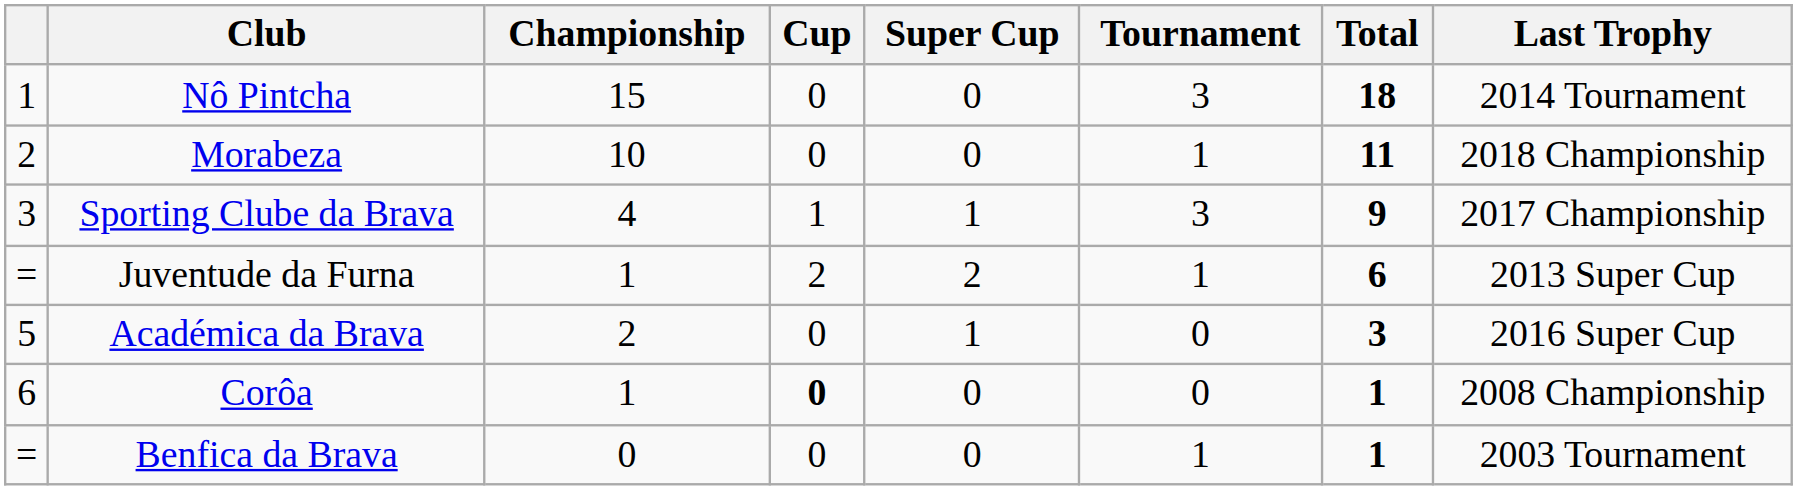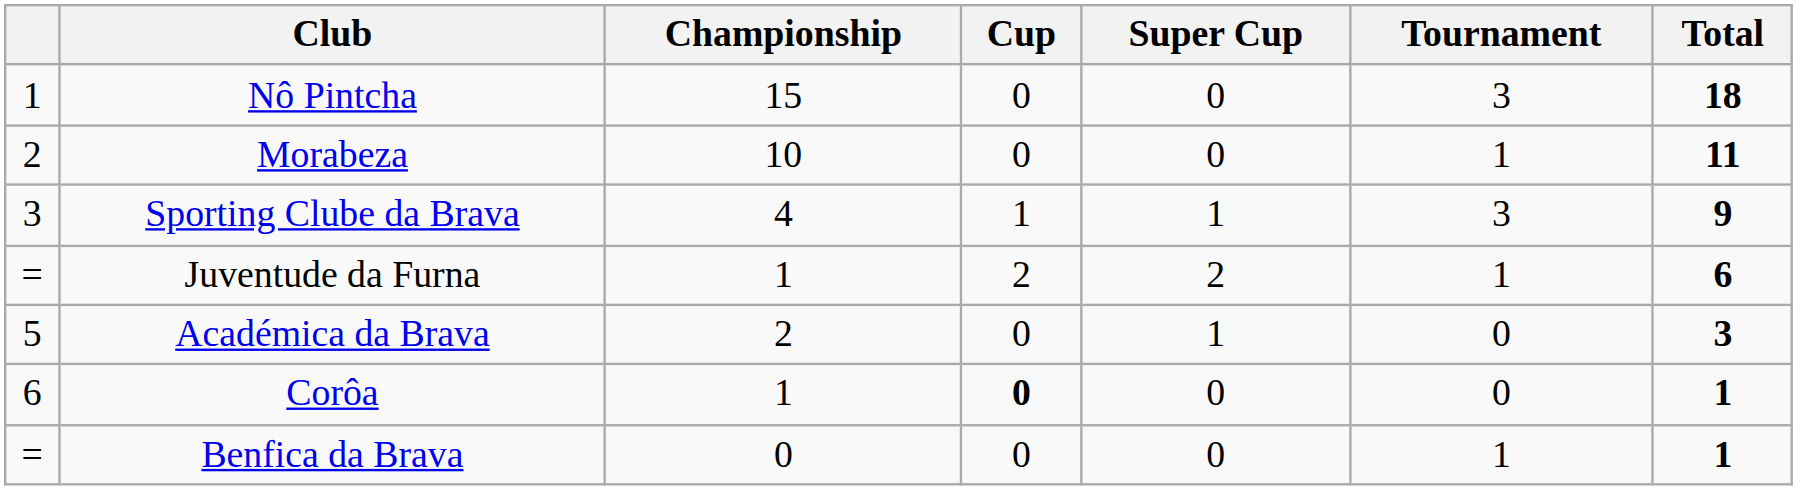- column: (1613, 34)
